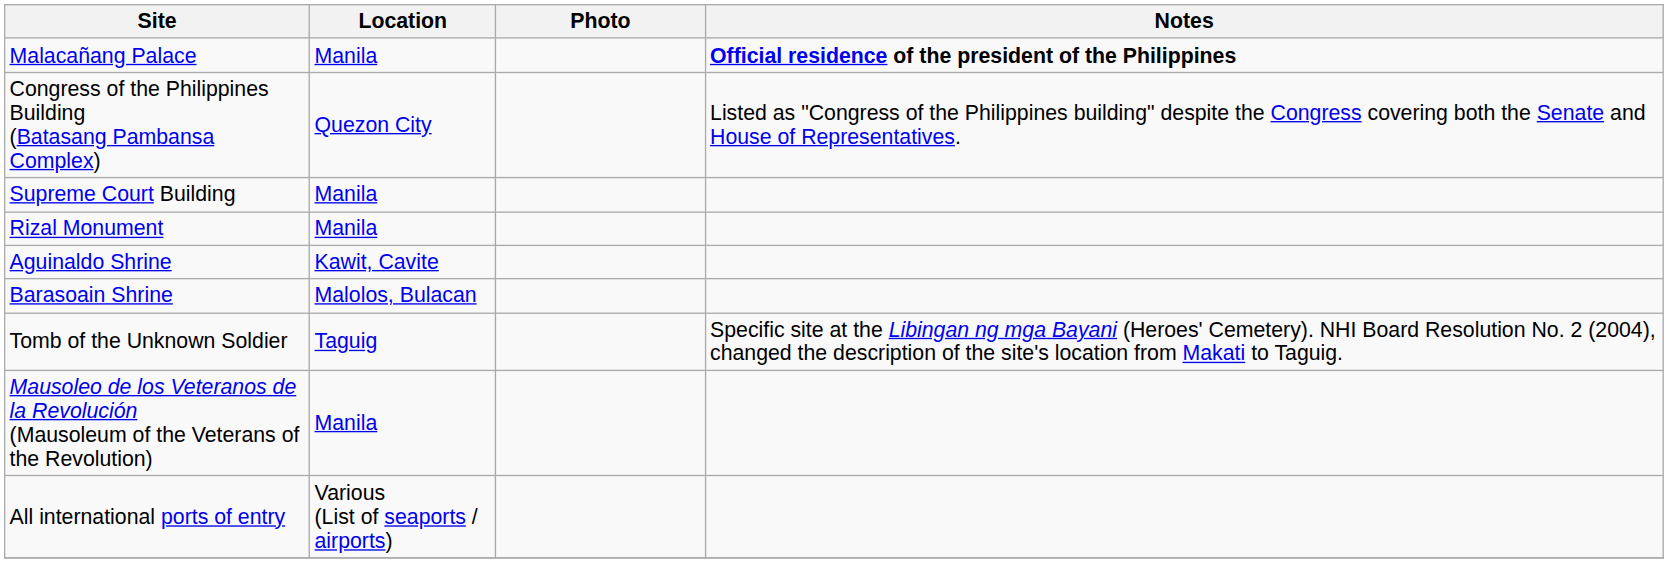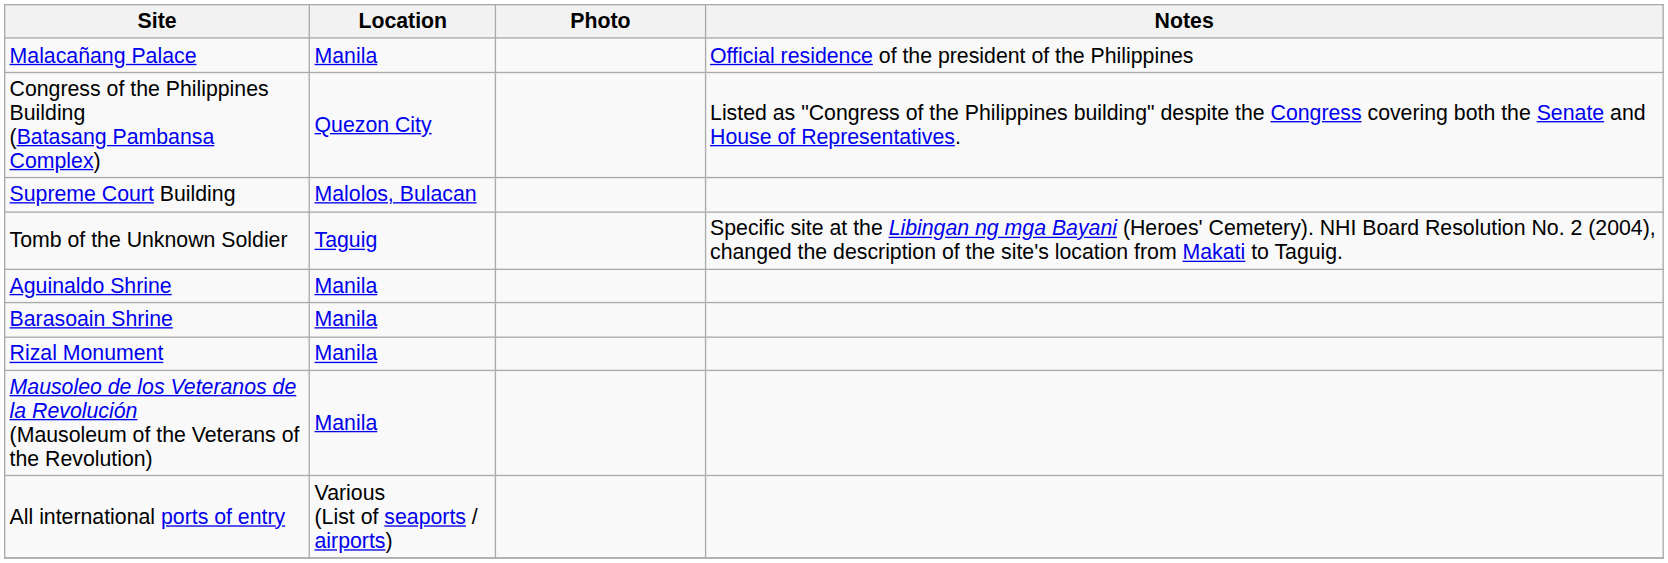(973, 55) bold -> (952, 55) normal
(346, 194) Manila -> (396, 194) Malolos, Bulacan
rows swapped: (86, 228) <-> (149, 341)
(377, 261) Kawit, Cavite -> (346, 285) Manila
(396, 295) Malolos, Bulacan -> (346, 319) Manila
